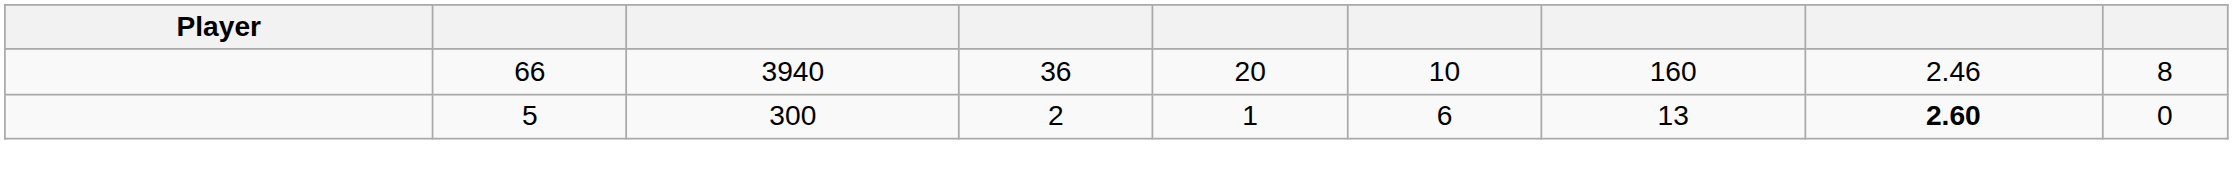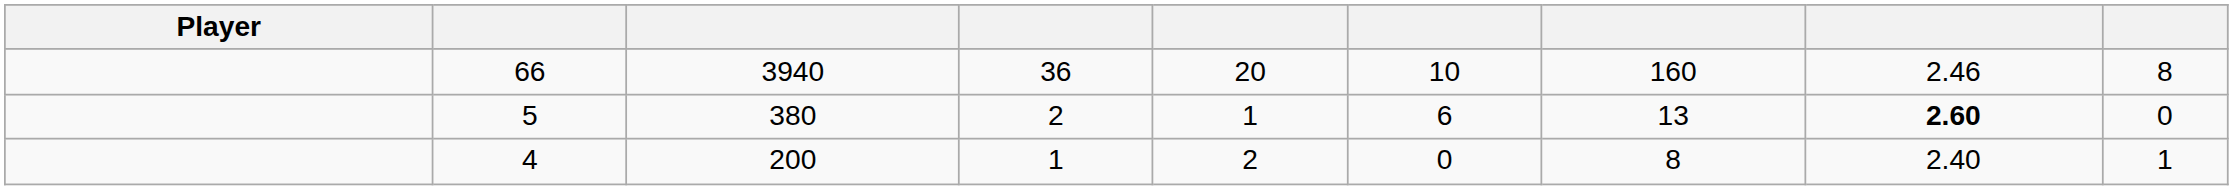(793, 116) 300 -> (793, 116) 380
+ row: (530, 160)
